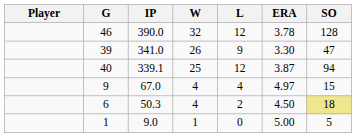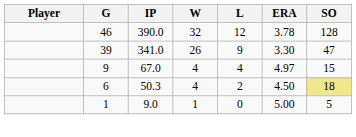- row: (106, 68)
